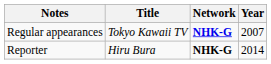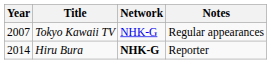columns swapped: (253, 13) <-> (55, 13)
(212, 31) bold -> (139, 31) normal
